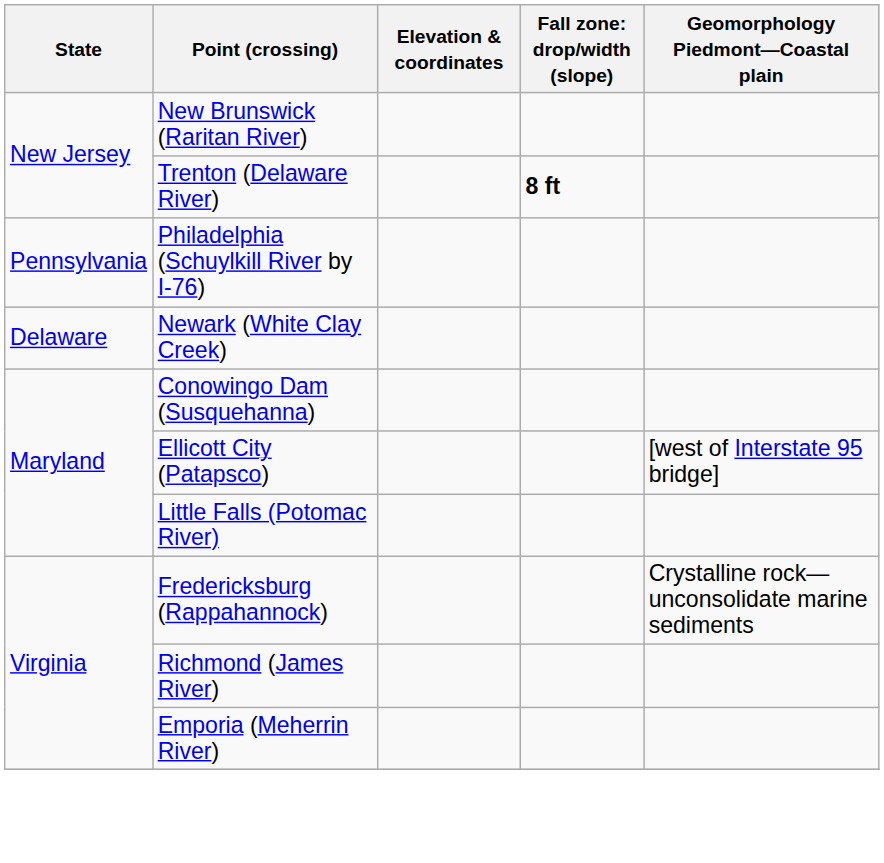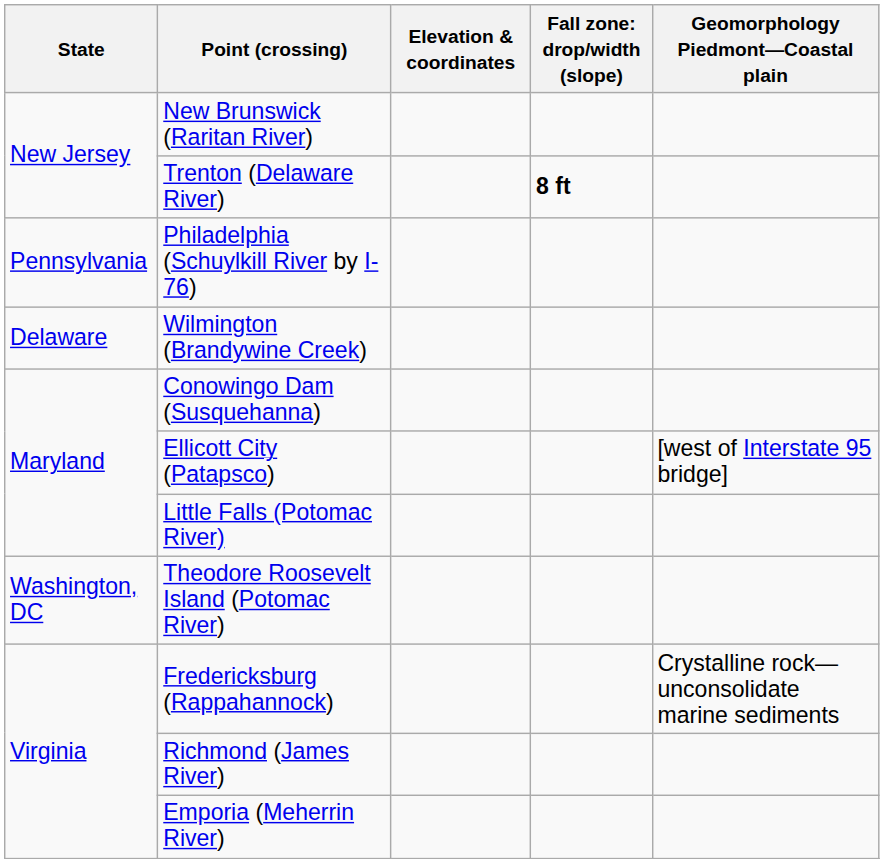+ row: (265, 337)
- row: (259, 337)
+ row: (267, 600)
